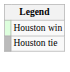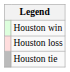+ row: (38, 44)
